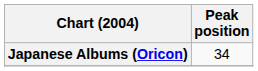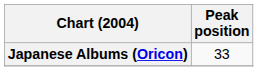(222, 54) 34 -> (222, 54) 33
